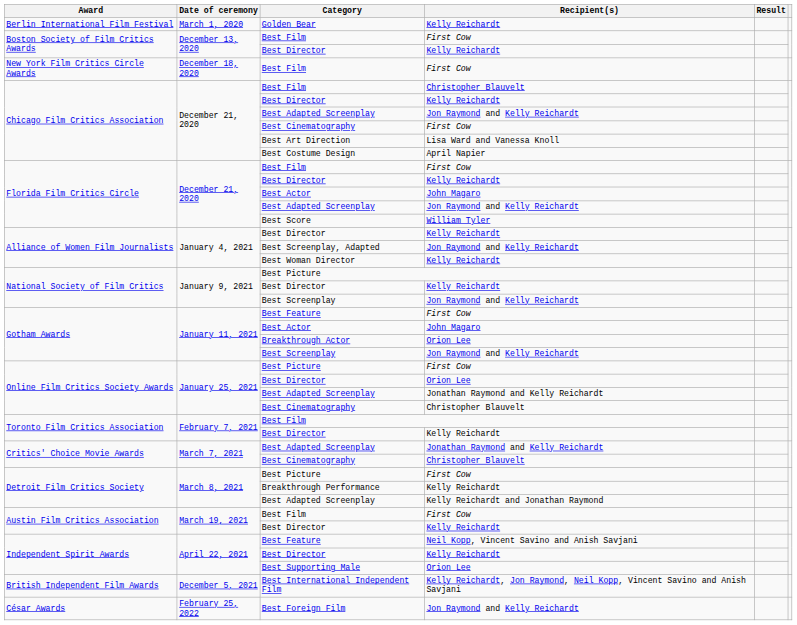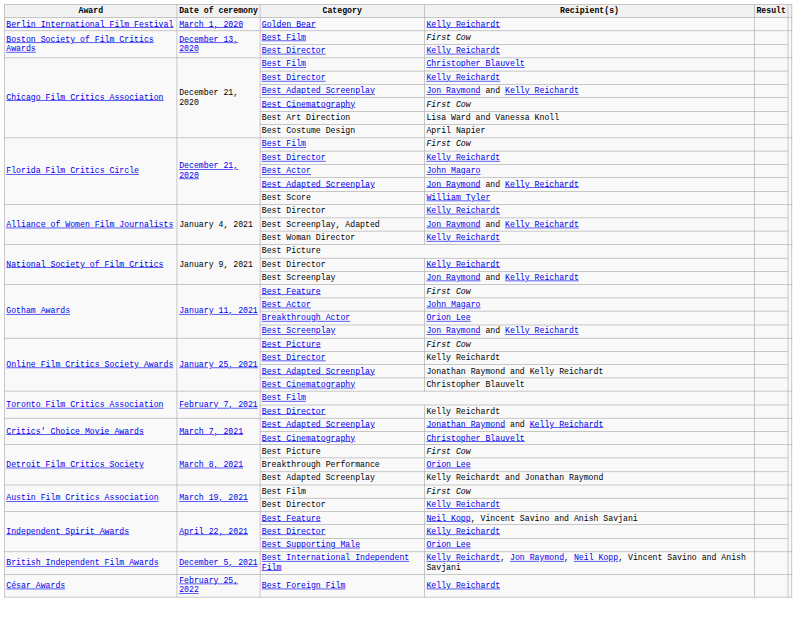- row: (75, 69)
(449, 381) Orion Lee -> (463, 358) Kelly Reichardt
(463, 488) Kelly Reichardt -> (449, 465) Orion Lee
(503, 609) Jon Raymond and Kelly Reichardt -> (463, 586) Kelly Reichardt
